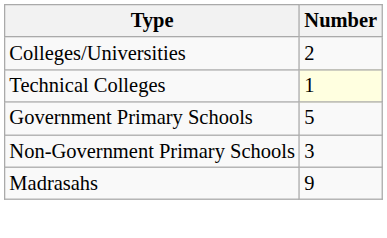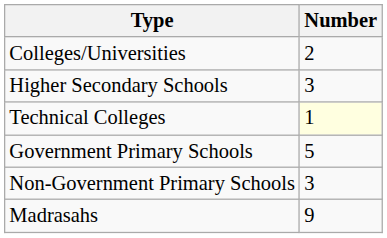+ row: (119, 85)
